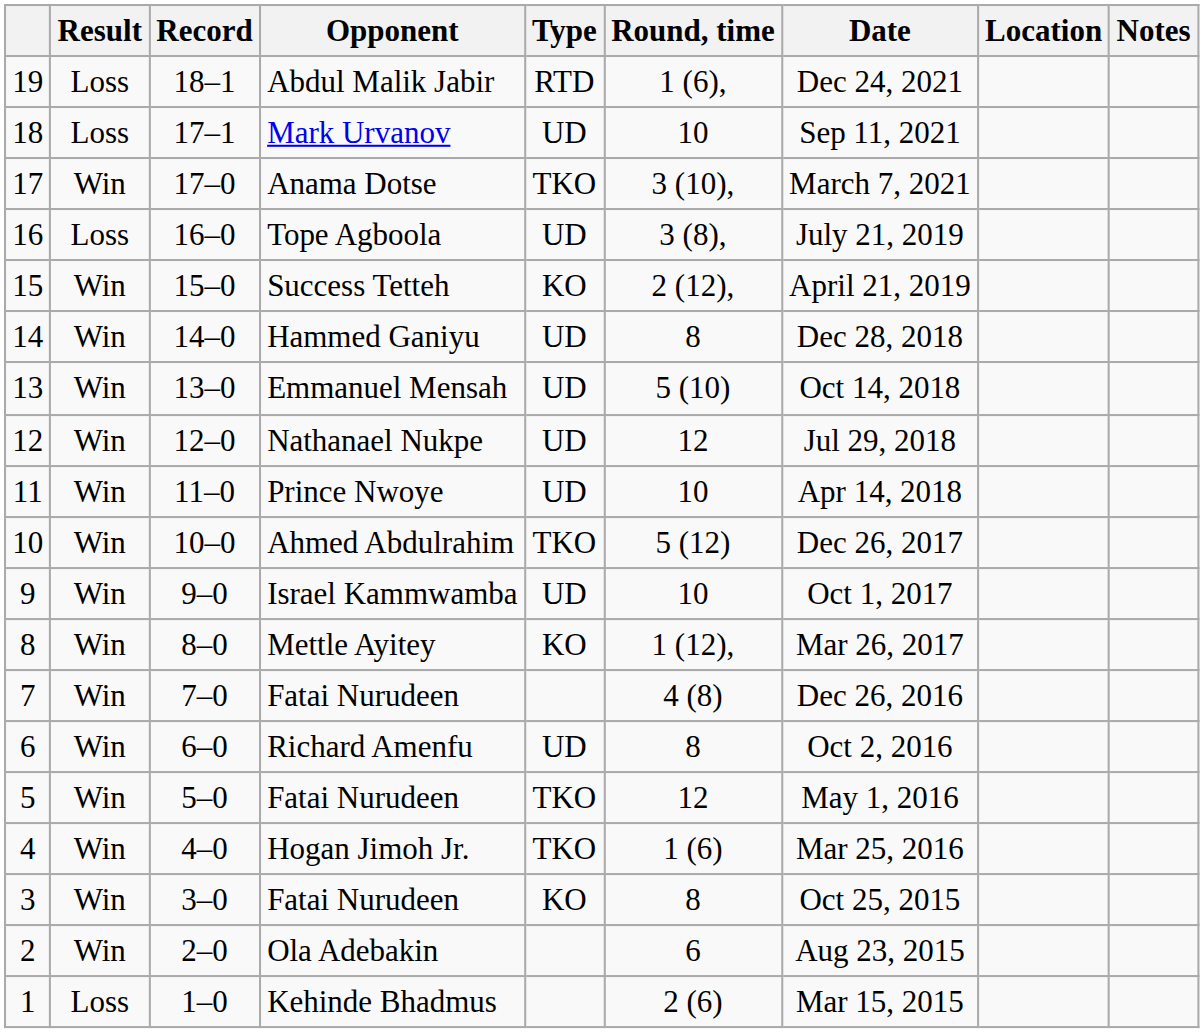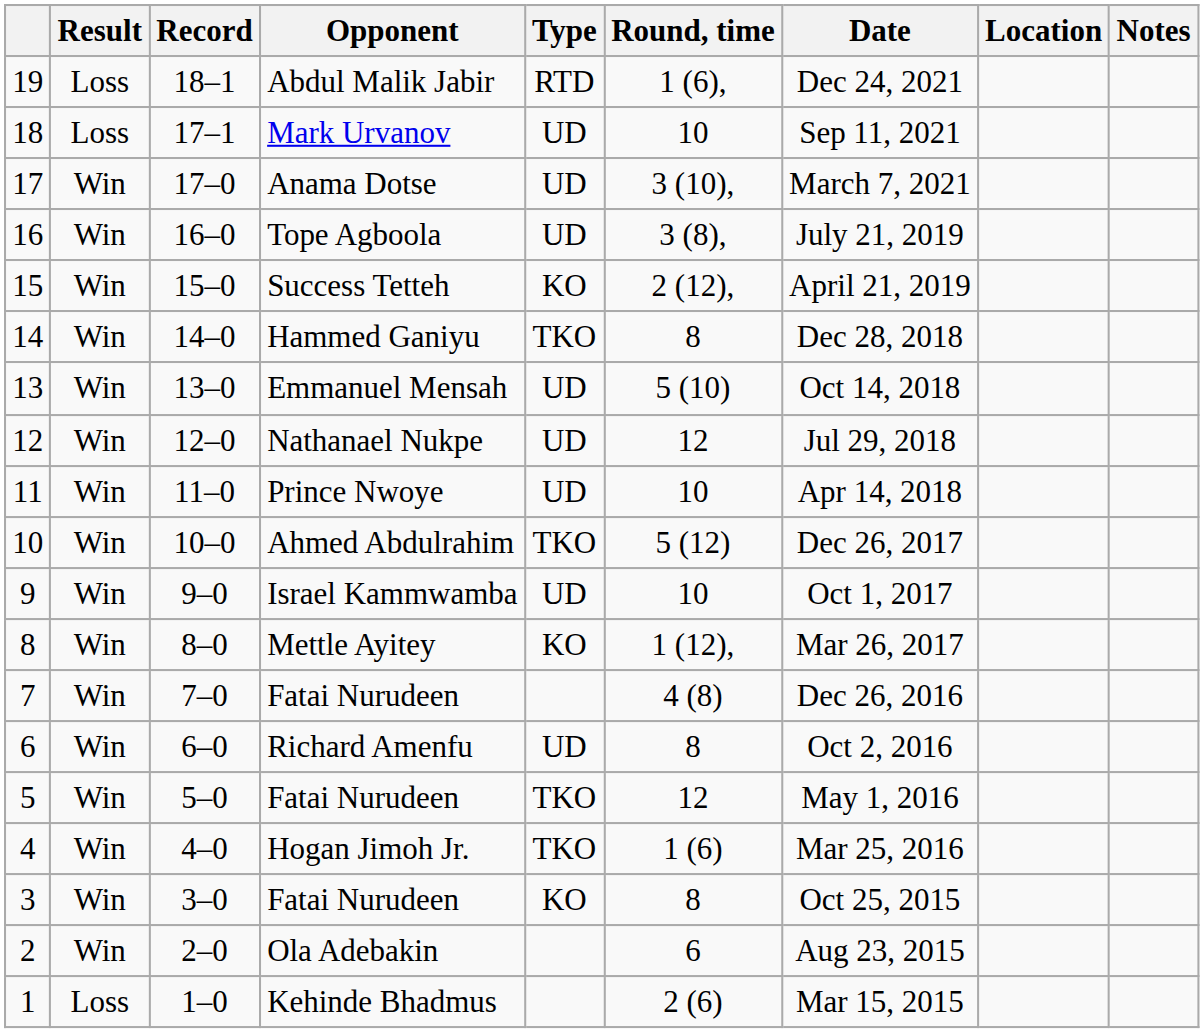(564, 183) TKO -> (564, 183) UD
(100, 234) Loss -> (100, 234) Win
(564, 337) UD -> (564, 337) TKO
